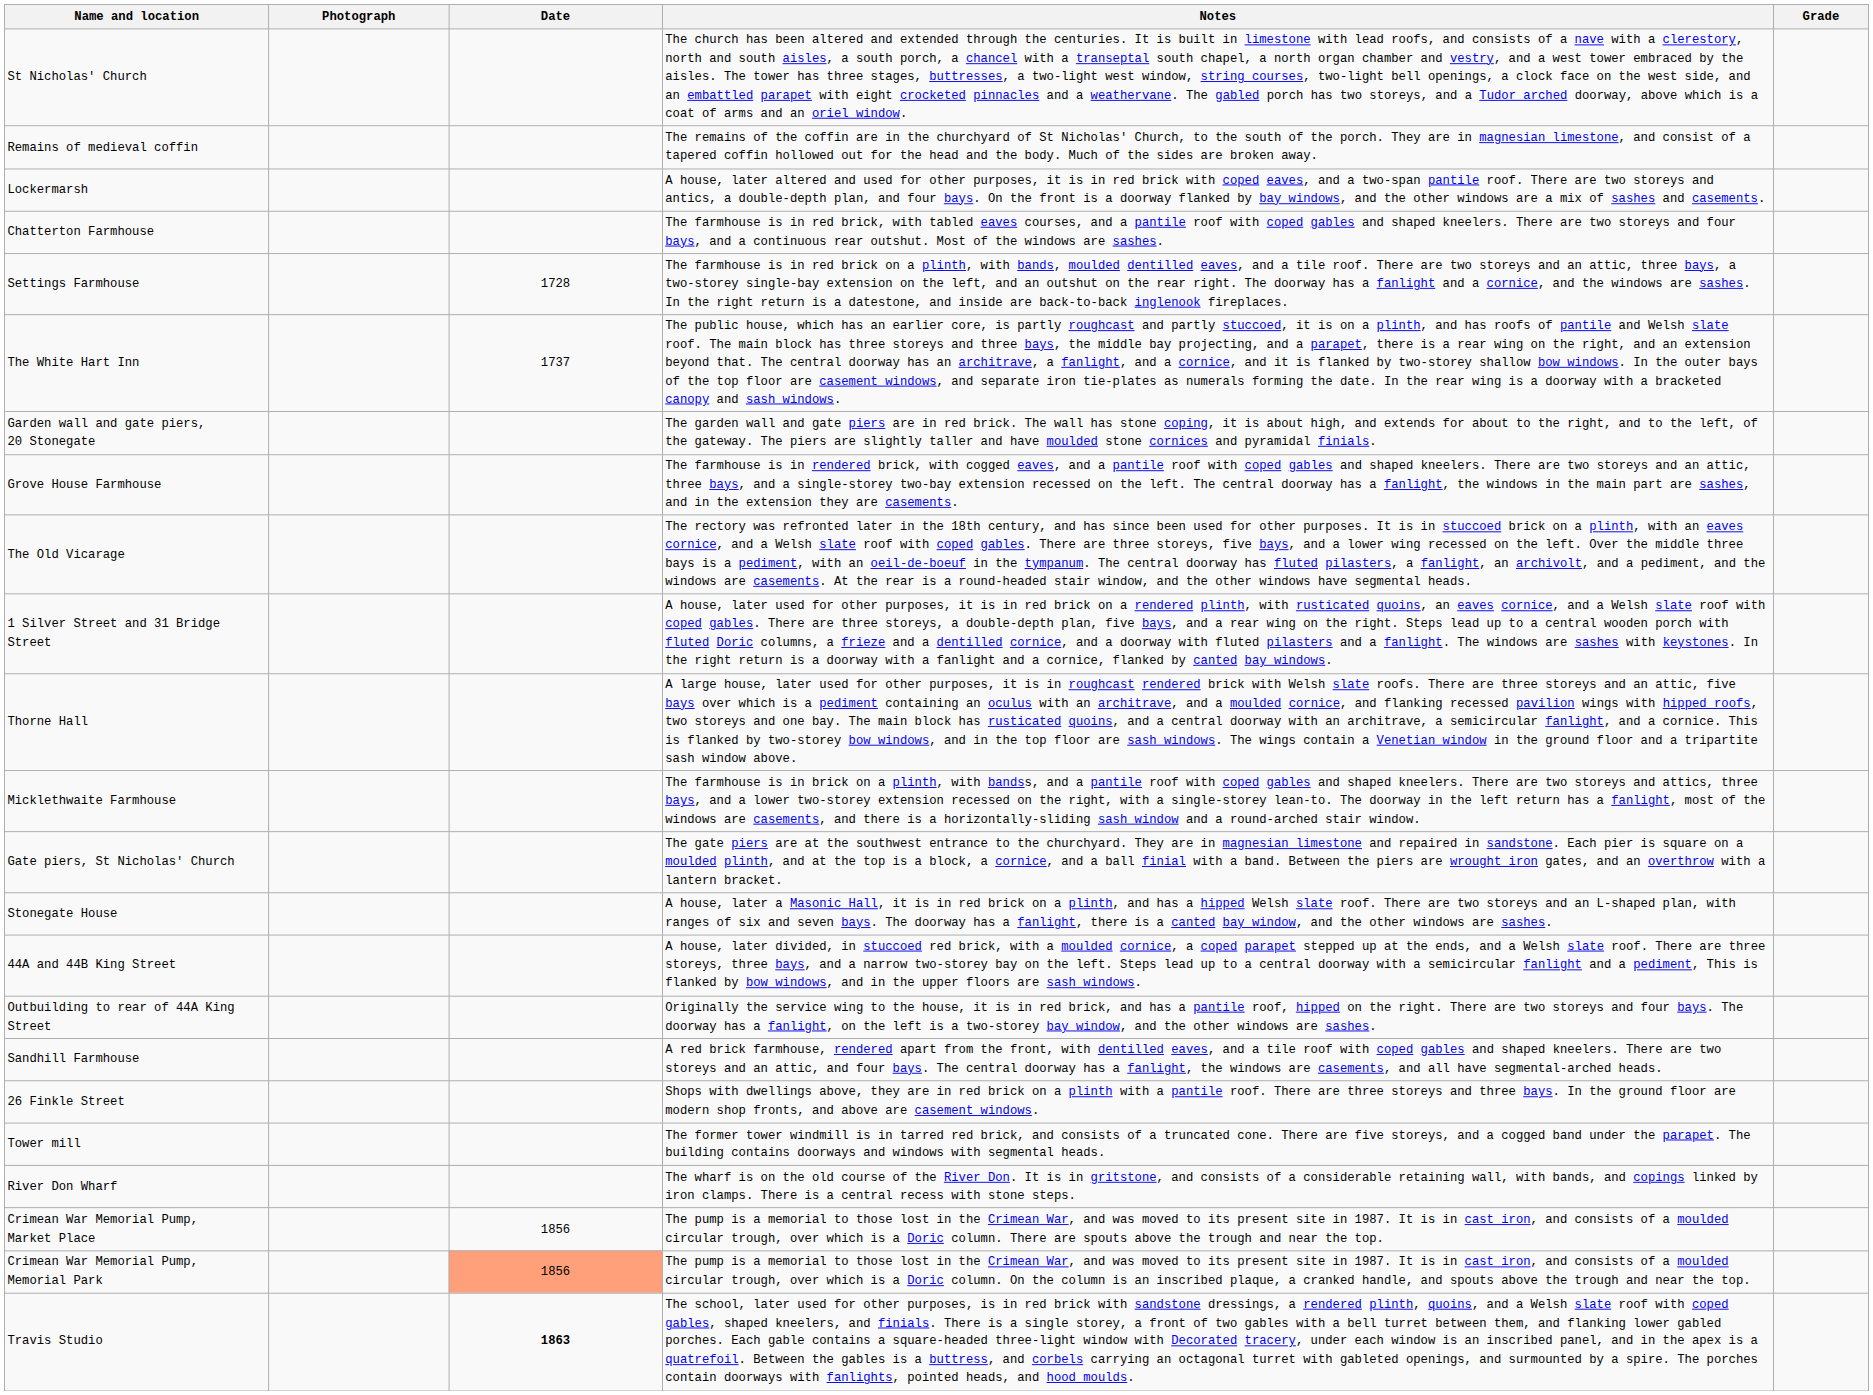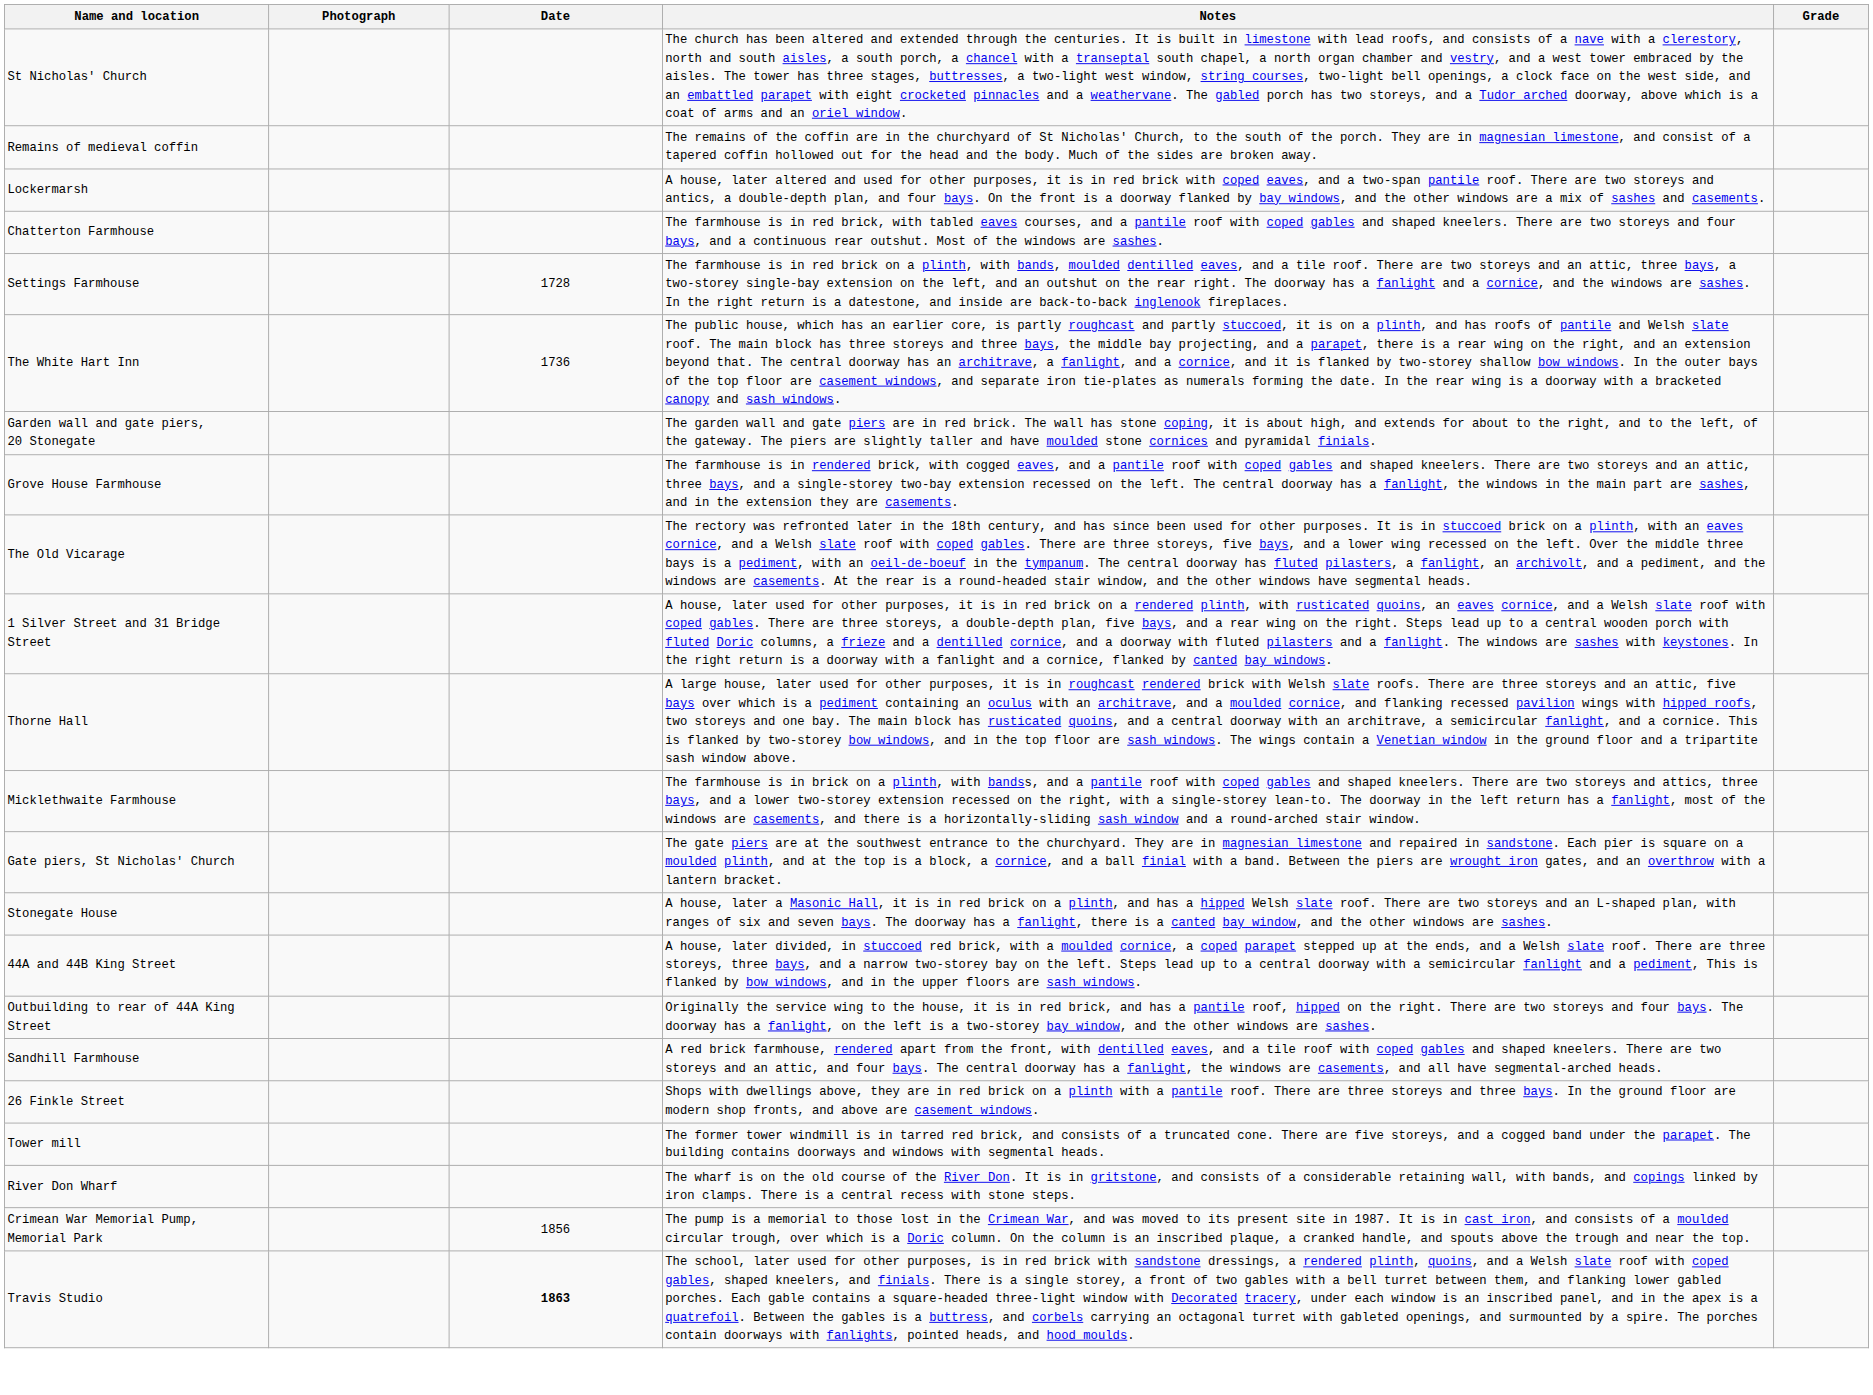(556, 363) 1737 -> (556, 363) 1736
- row: (103, 1229)
(556, 1272) lightsalmon background -> (556, 1229) no background
